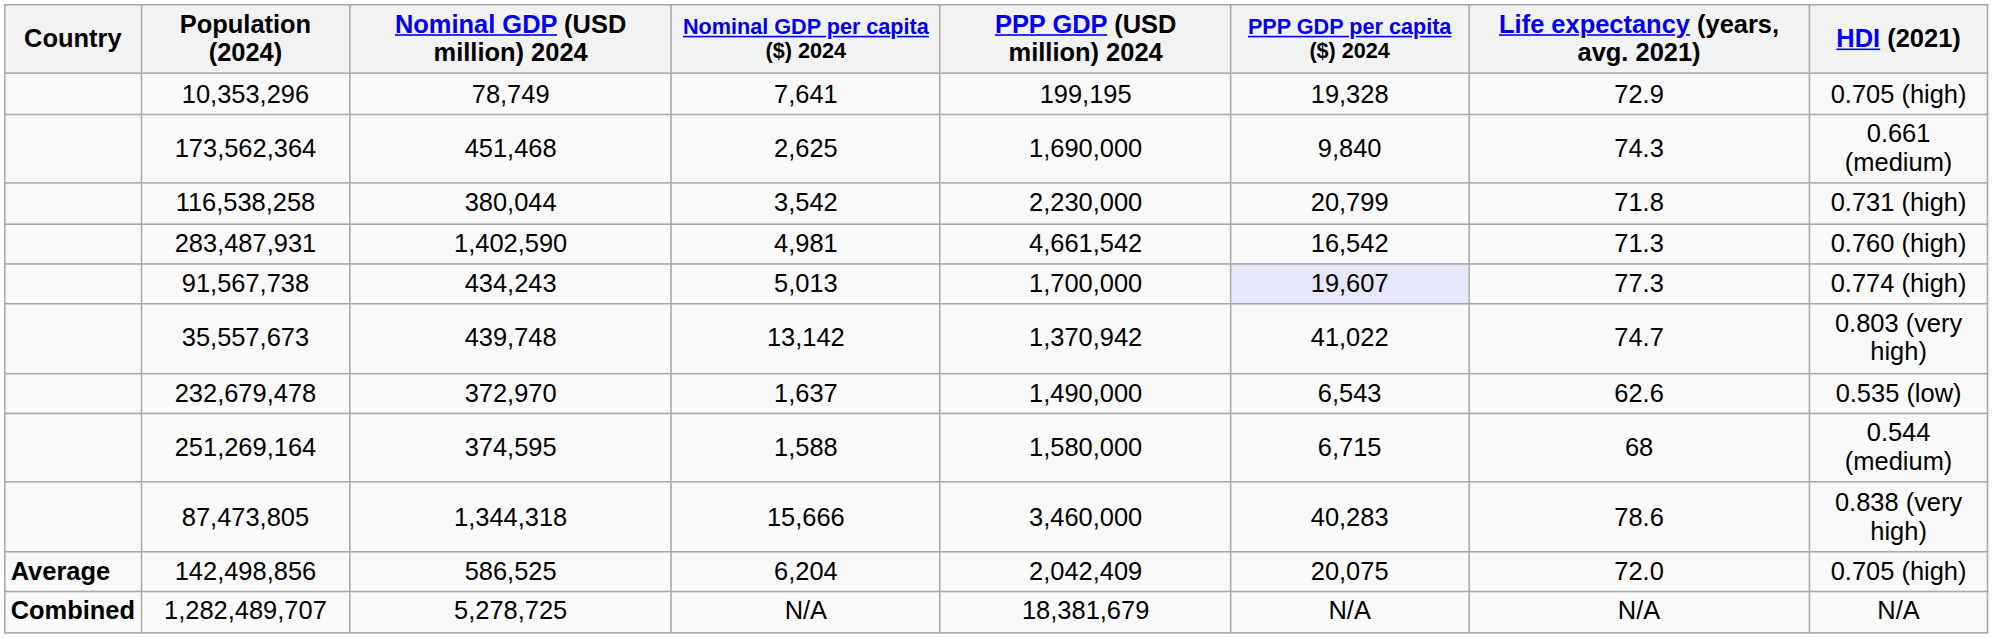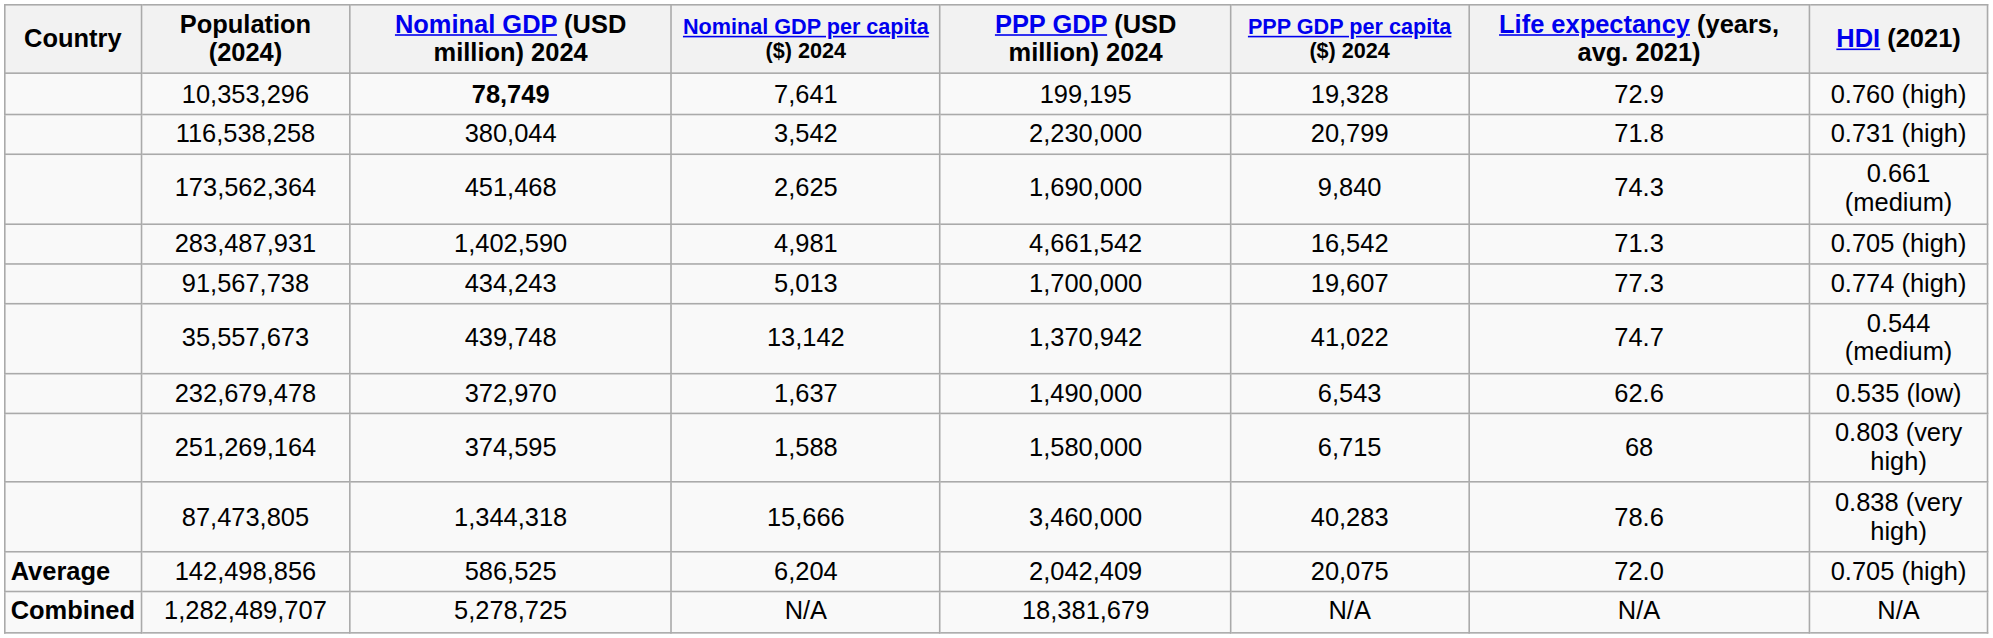(511, 93) normal -> (511, 93) bold
(1899, 93) 0.705 (high) -> (1899, 93) 0.760 (high)
rows swapped: (245, 148) <-> (245, 202)
(1899, 243) 0.760 (high) -> (1899, 243) 0.705 (high)
(1350, 283) lavender background -> (1350, 283) no background
(1899, 338) 0.803 (very high) -> (1899, 338) 0.544 (medium)
(1899, 447) 0.544 (medium) -> (1899, 447) 0.803 (very high)
